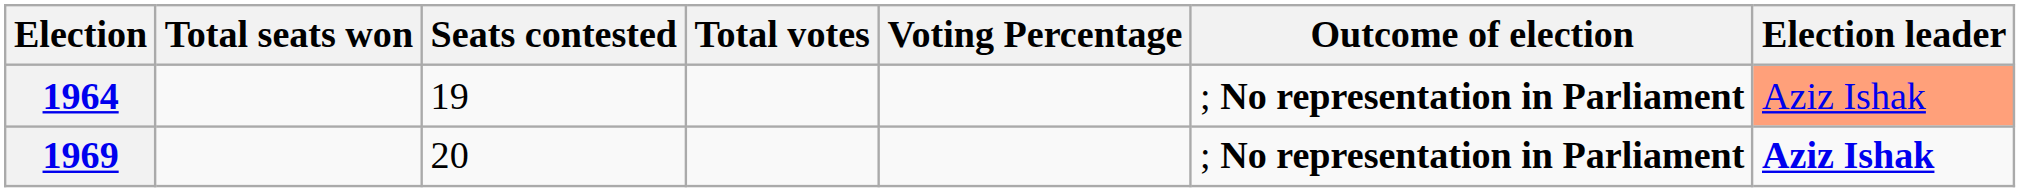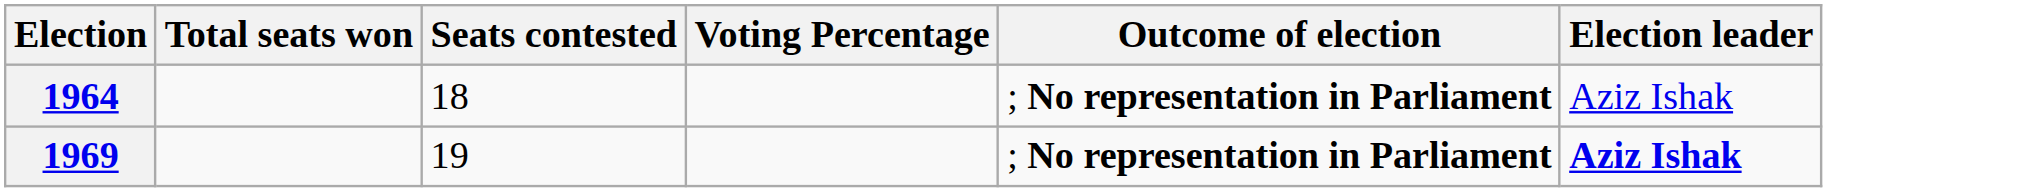- column: (782, 34)
(450, 95) 19 -> (450, 95) 18
(1844, 95) lightsalmon background -> (1651, 95) no background
(450, 155) 20 -> (450, 155) 19
